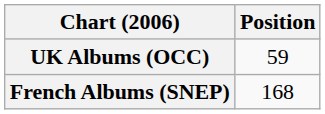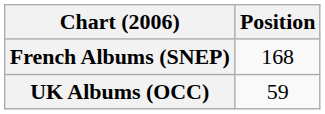rows swapped: (120, 91) <-> (120, 56)
